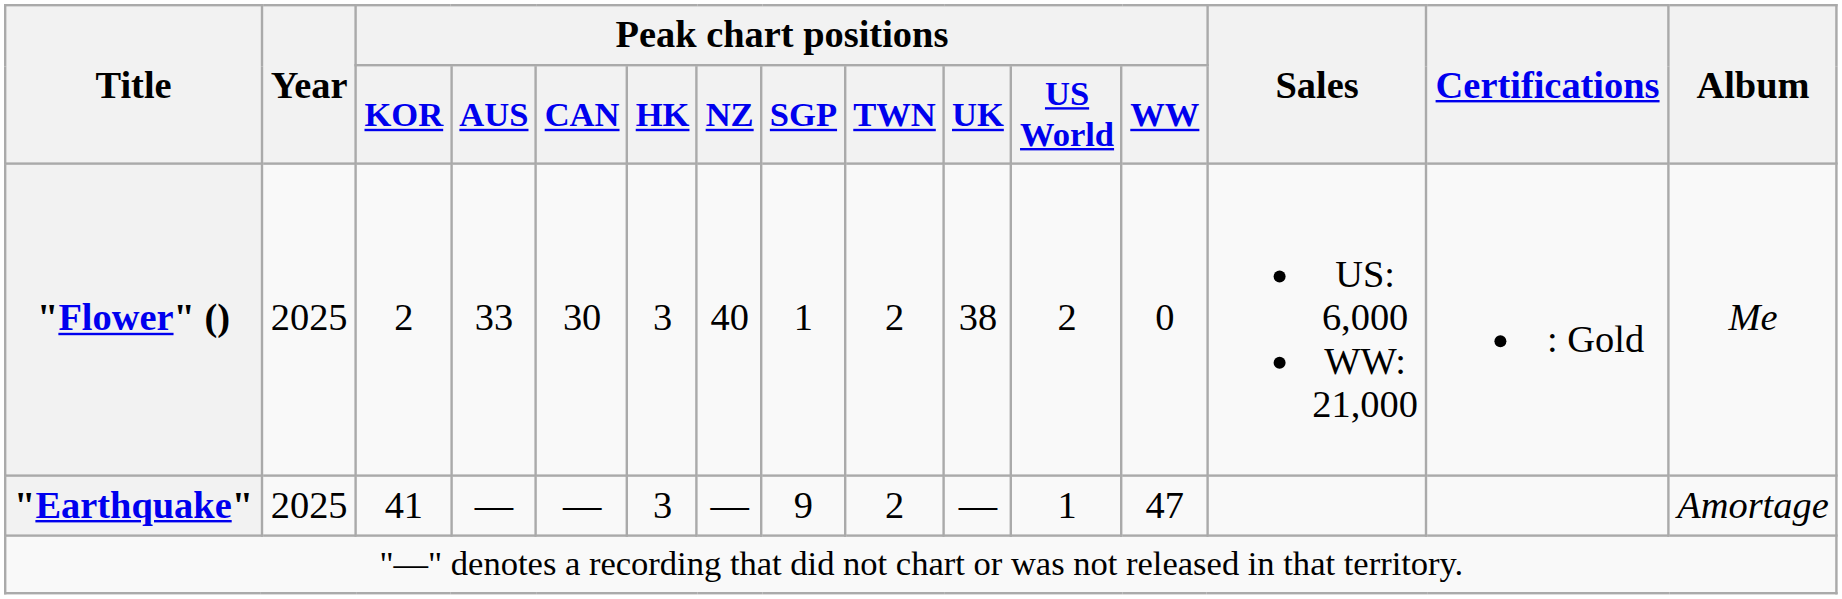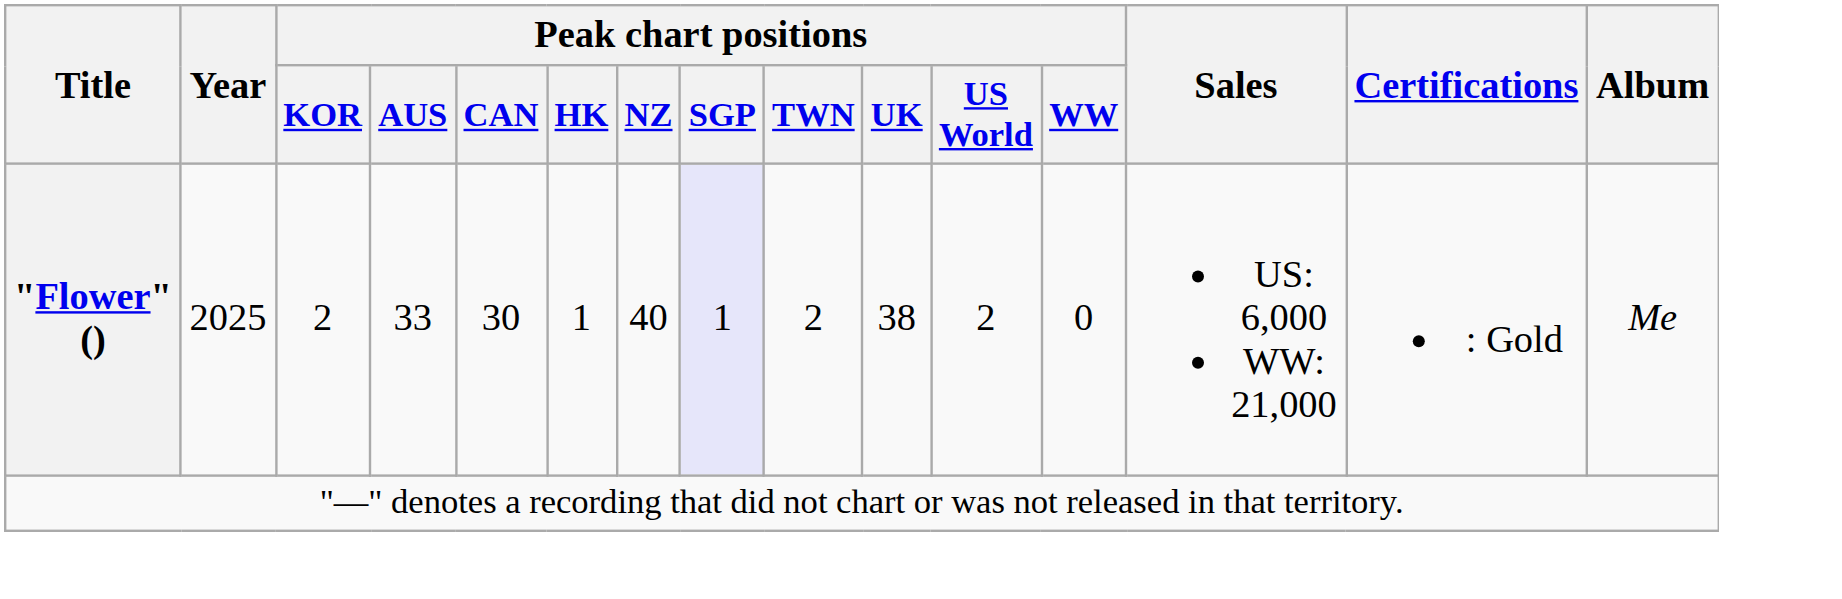(663, 318) 3 -> (581, 318) 1
(803, 318) no background -> (722, 318) lavender background
- row: (134, 504)
